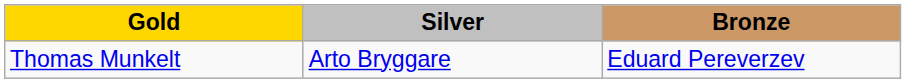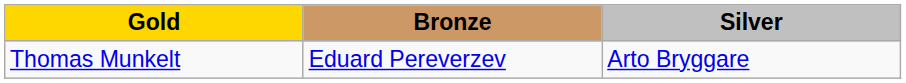columns swapped: (453, 22) <-> (751, 22)
